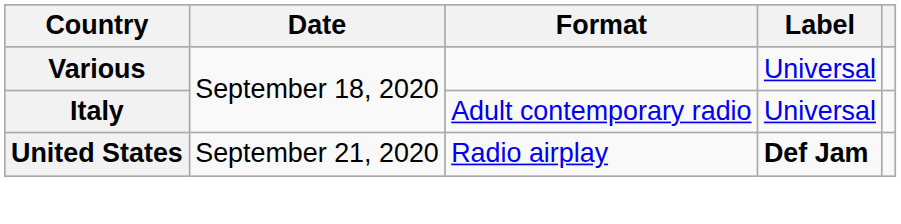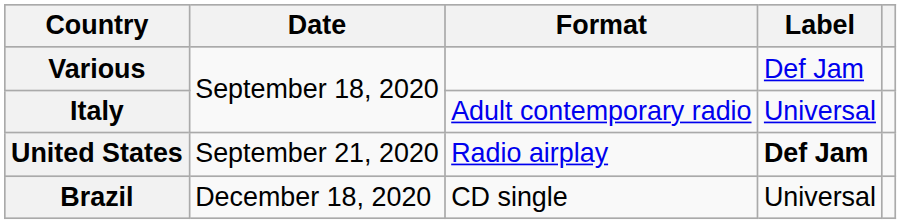(820, 68) Universal -> (814, 68) Def Jam
+ row: (97, 196)
